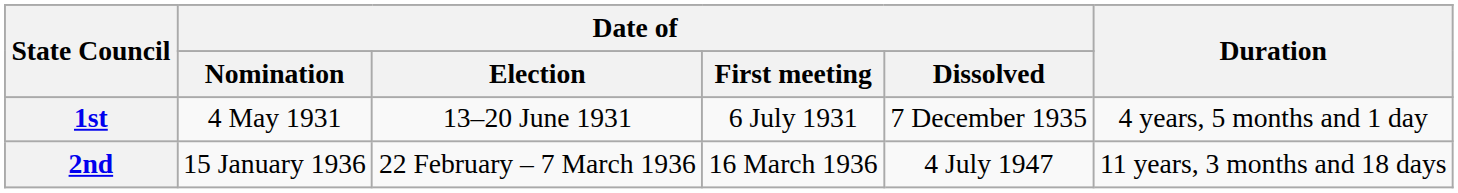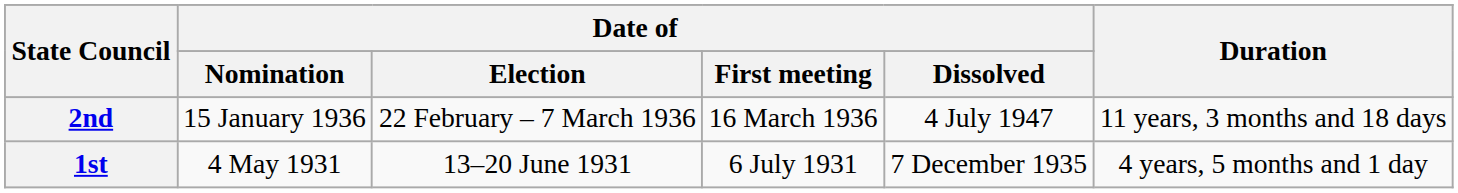rows swapped: (91, 118) <-> (91, 164)
